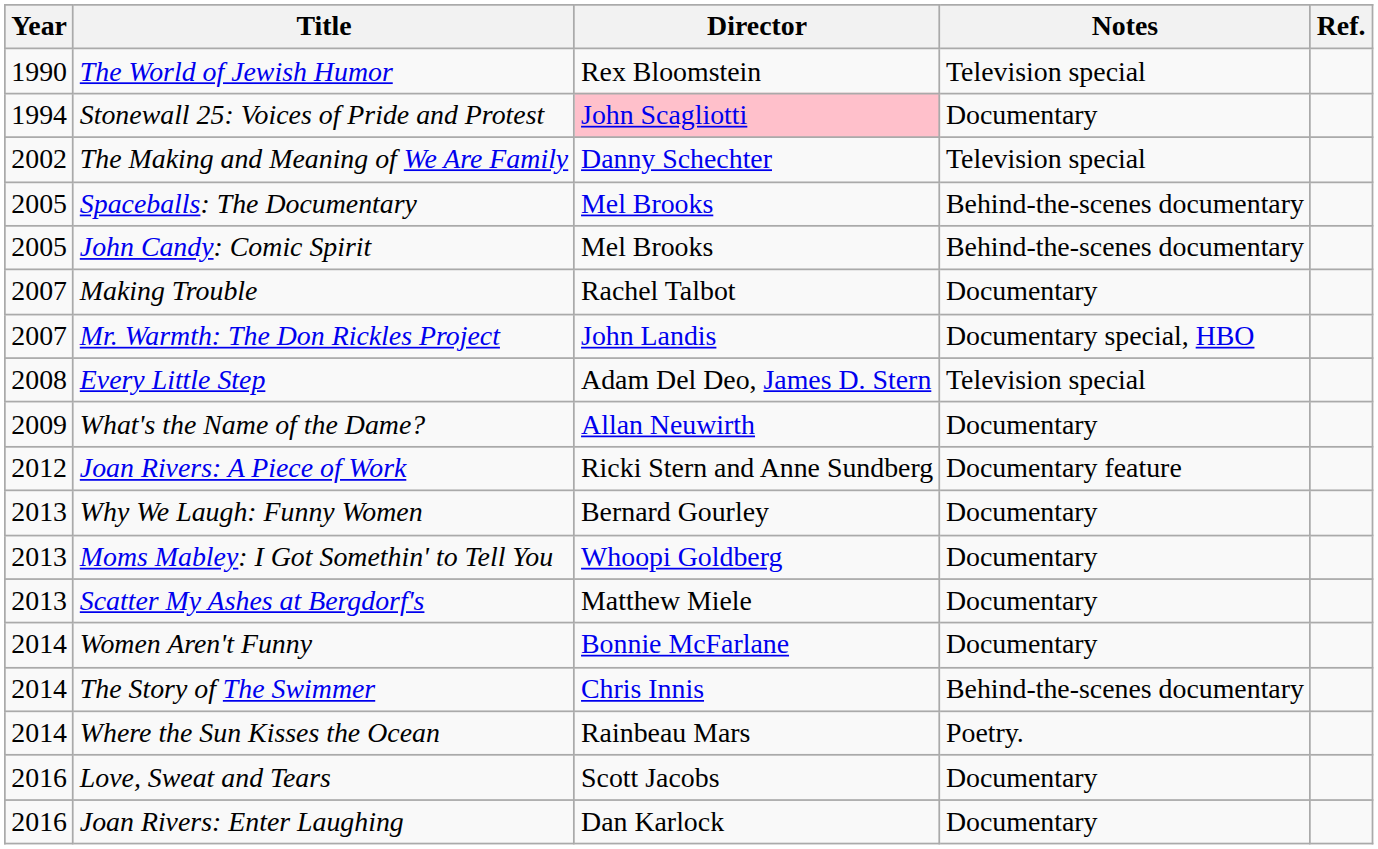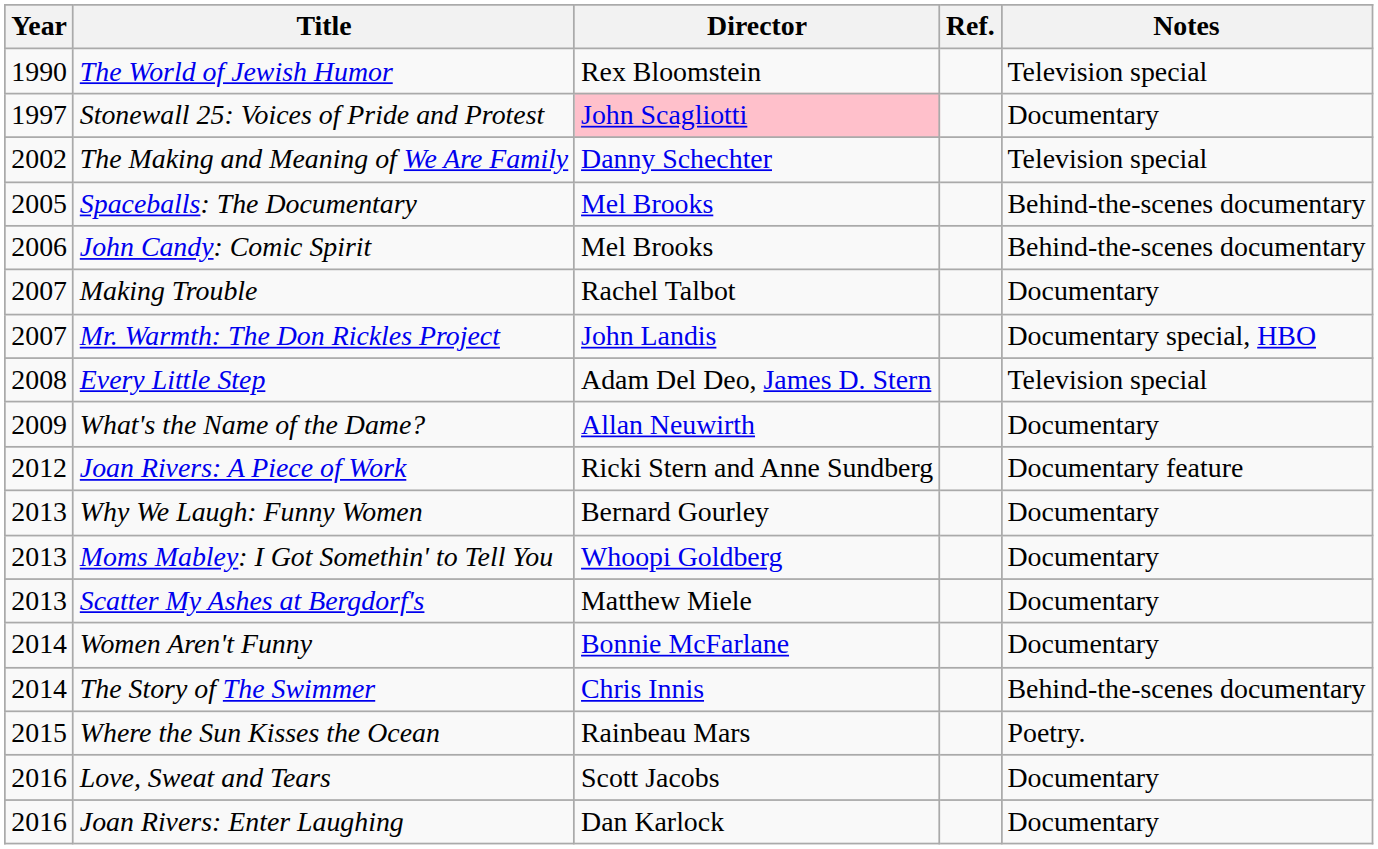columns swapped: (1125, 26) <-> (1341, 26)
(39, 114) 1994 -> (39, 114) 1997
(39, 247) 2005 -> (39, 247) 2006
(39, 733) 2014 -> (39, 733) 2015
